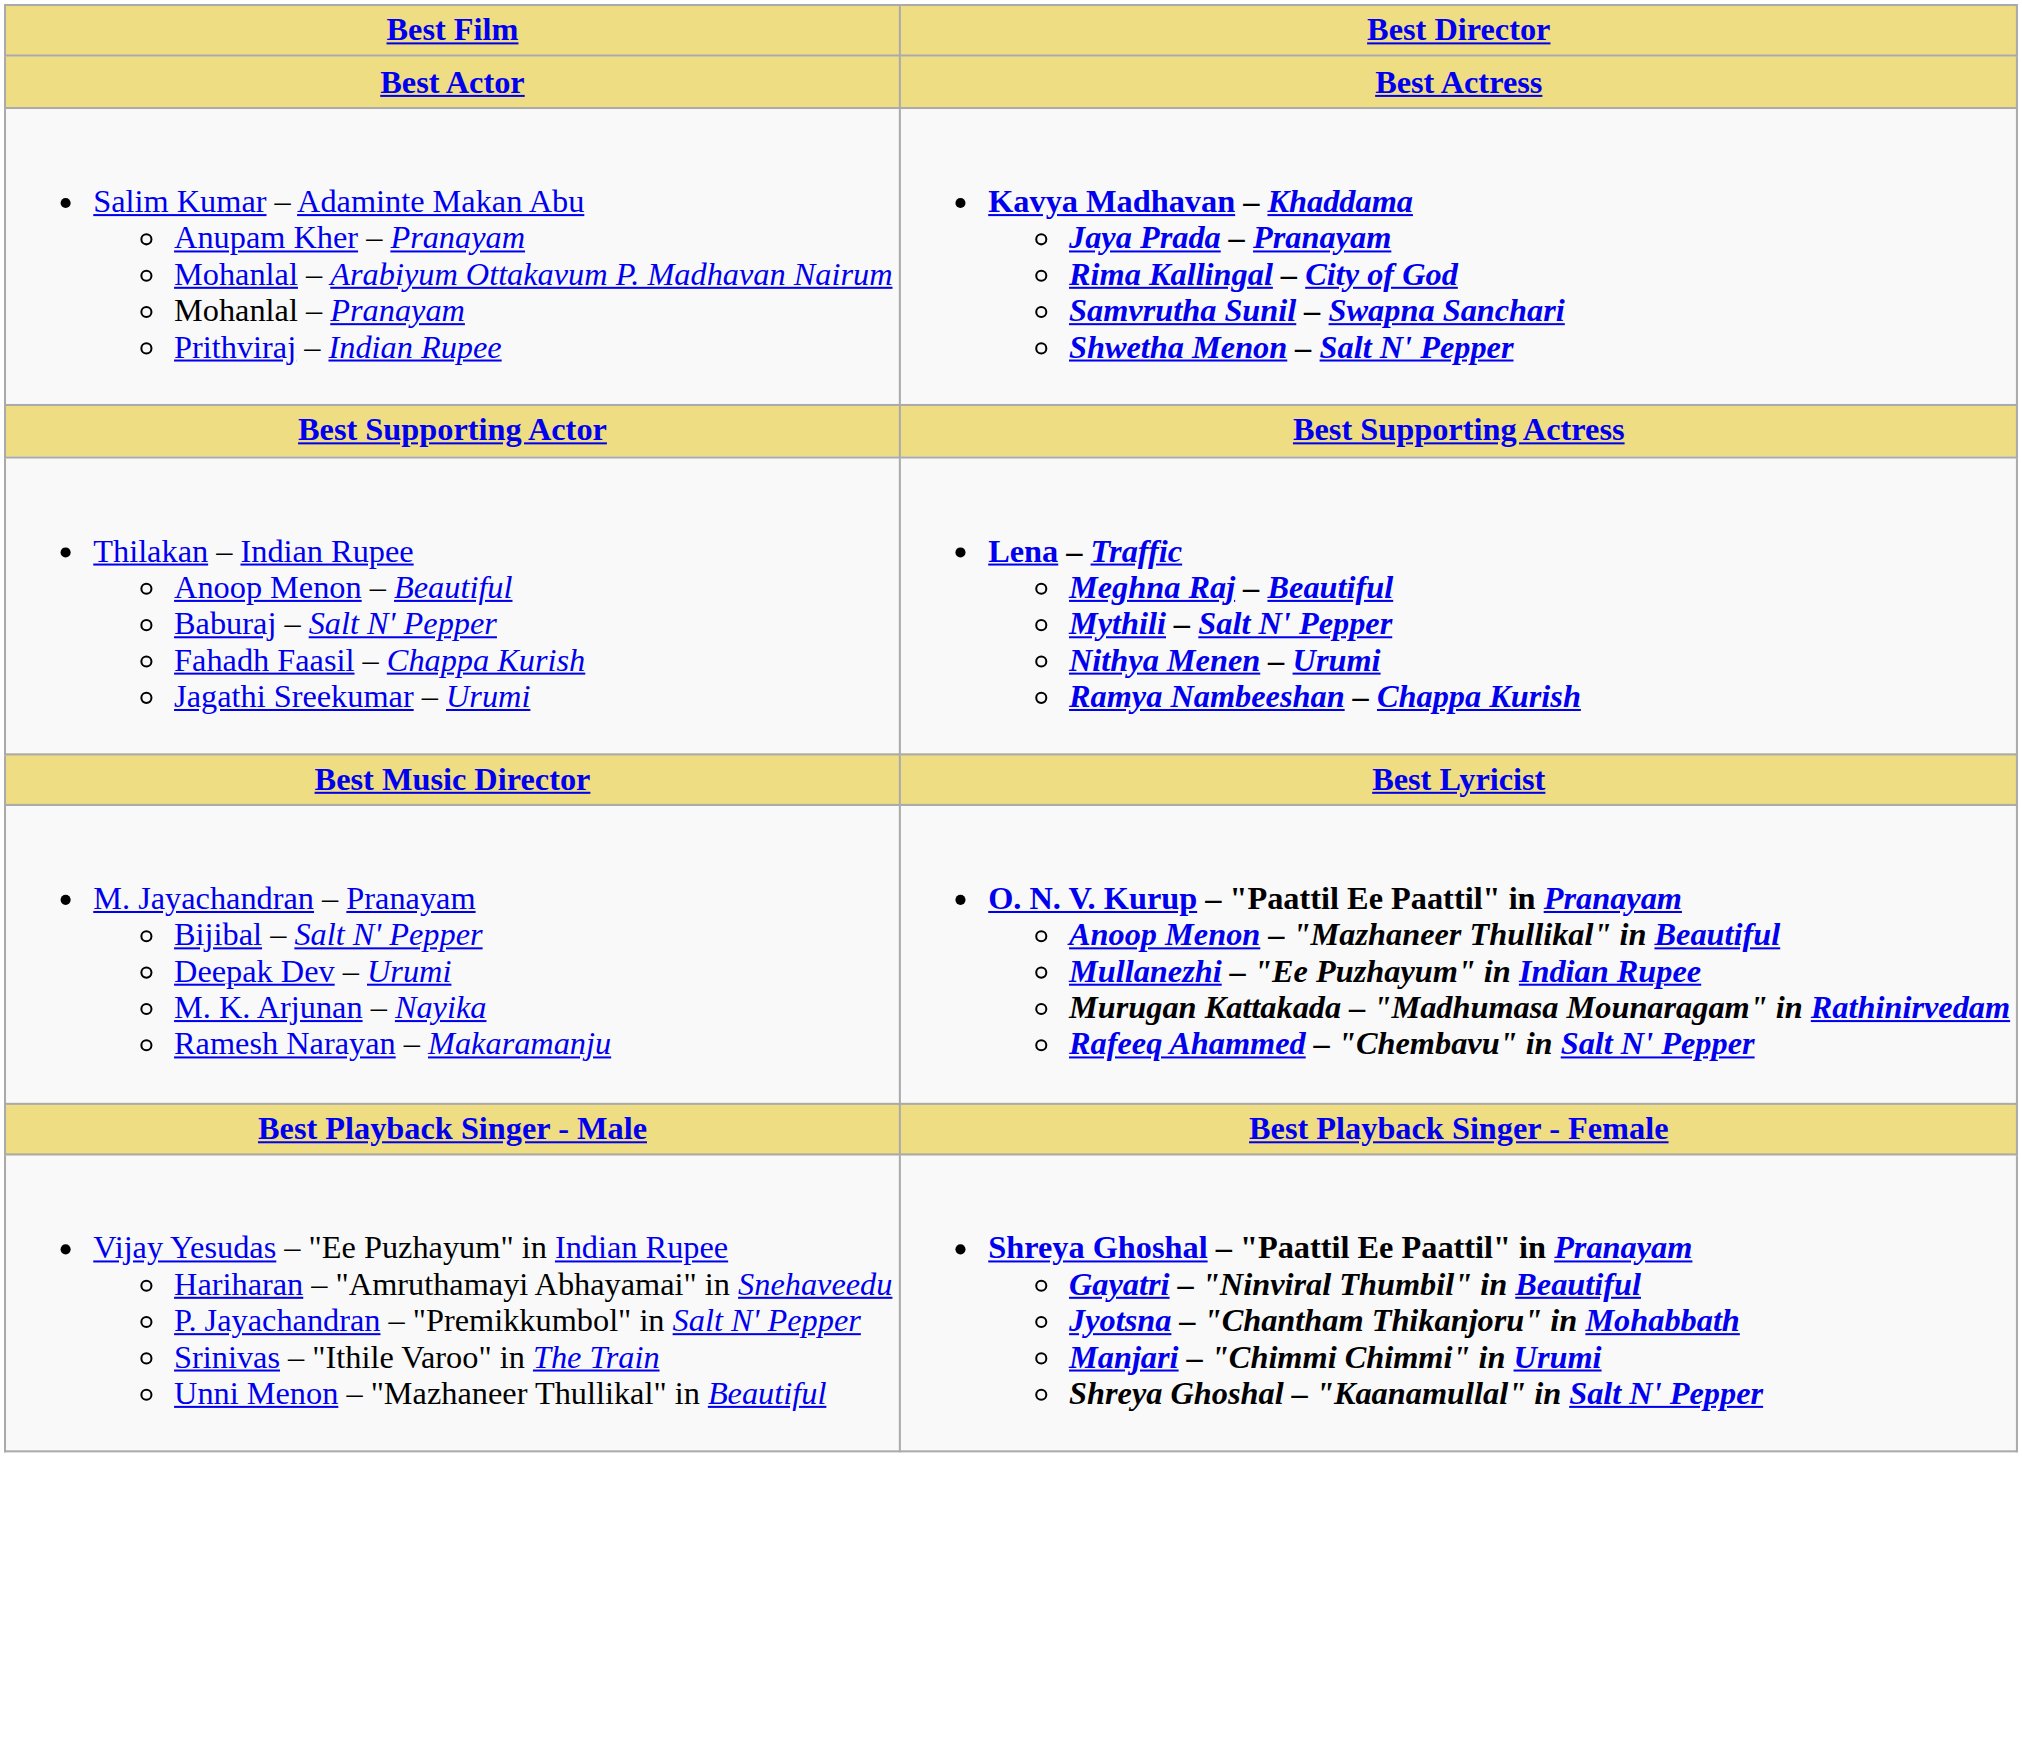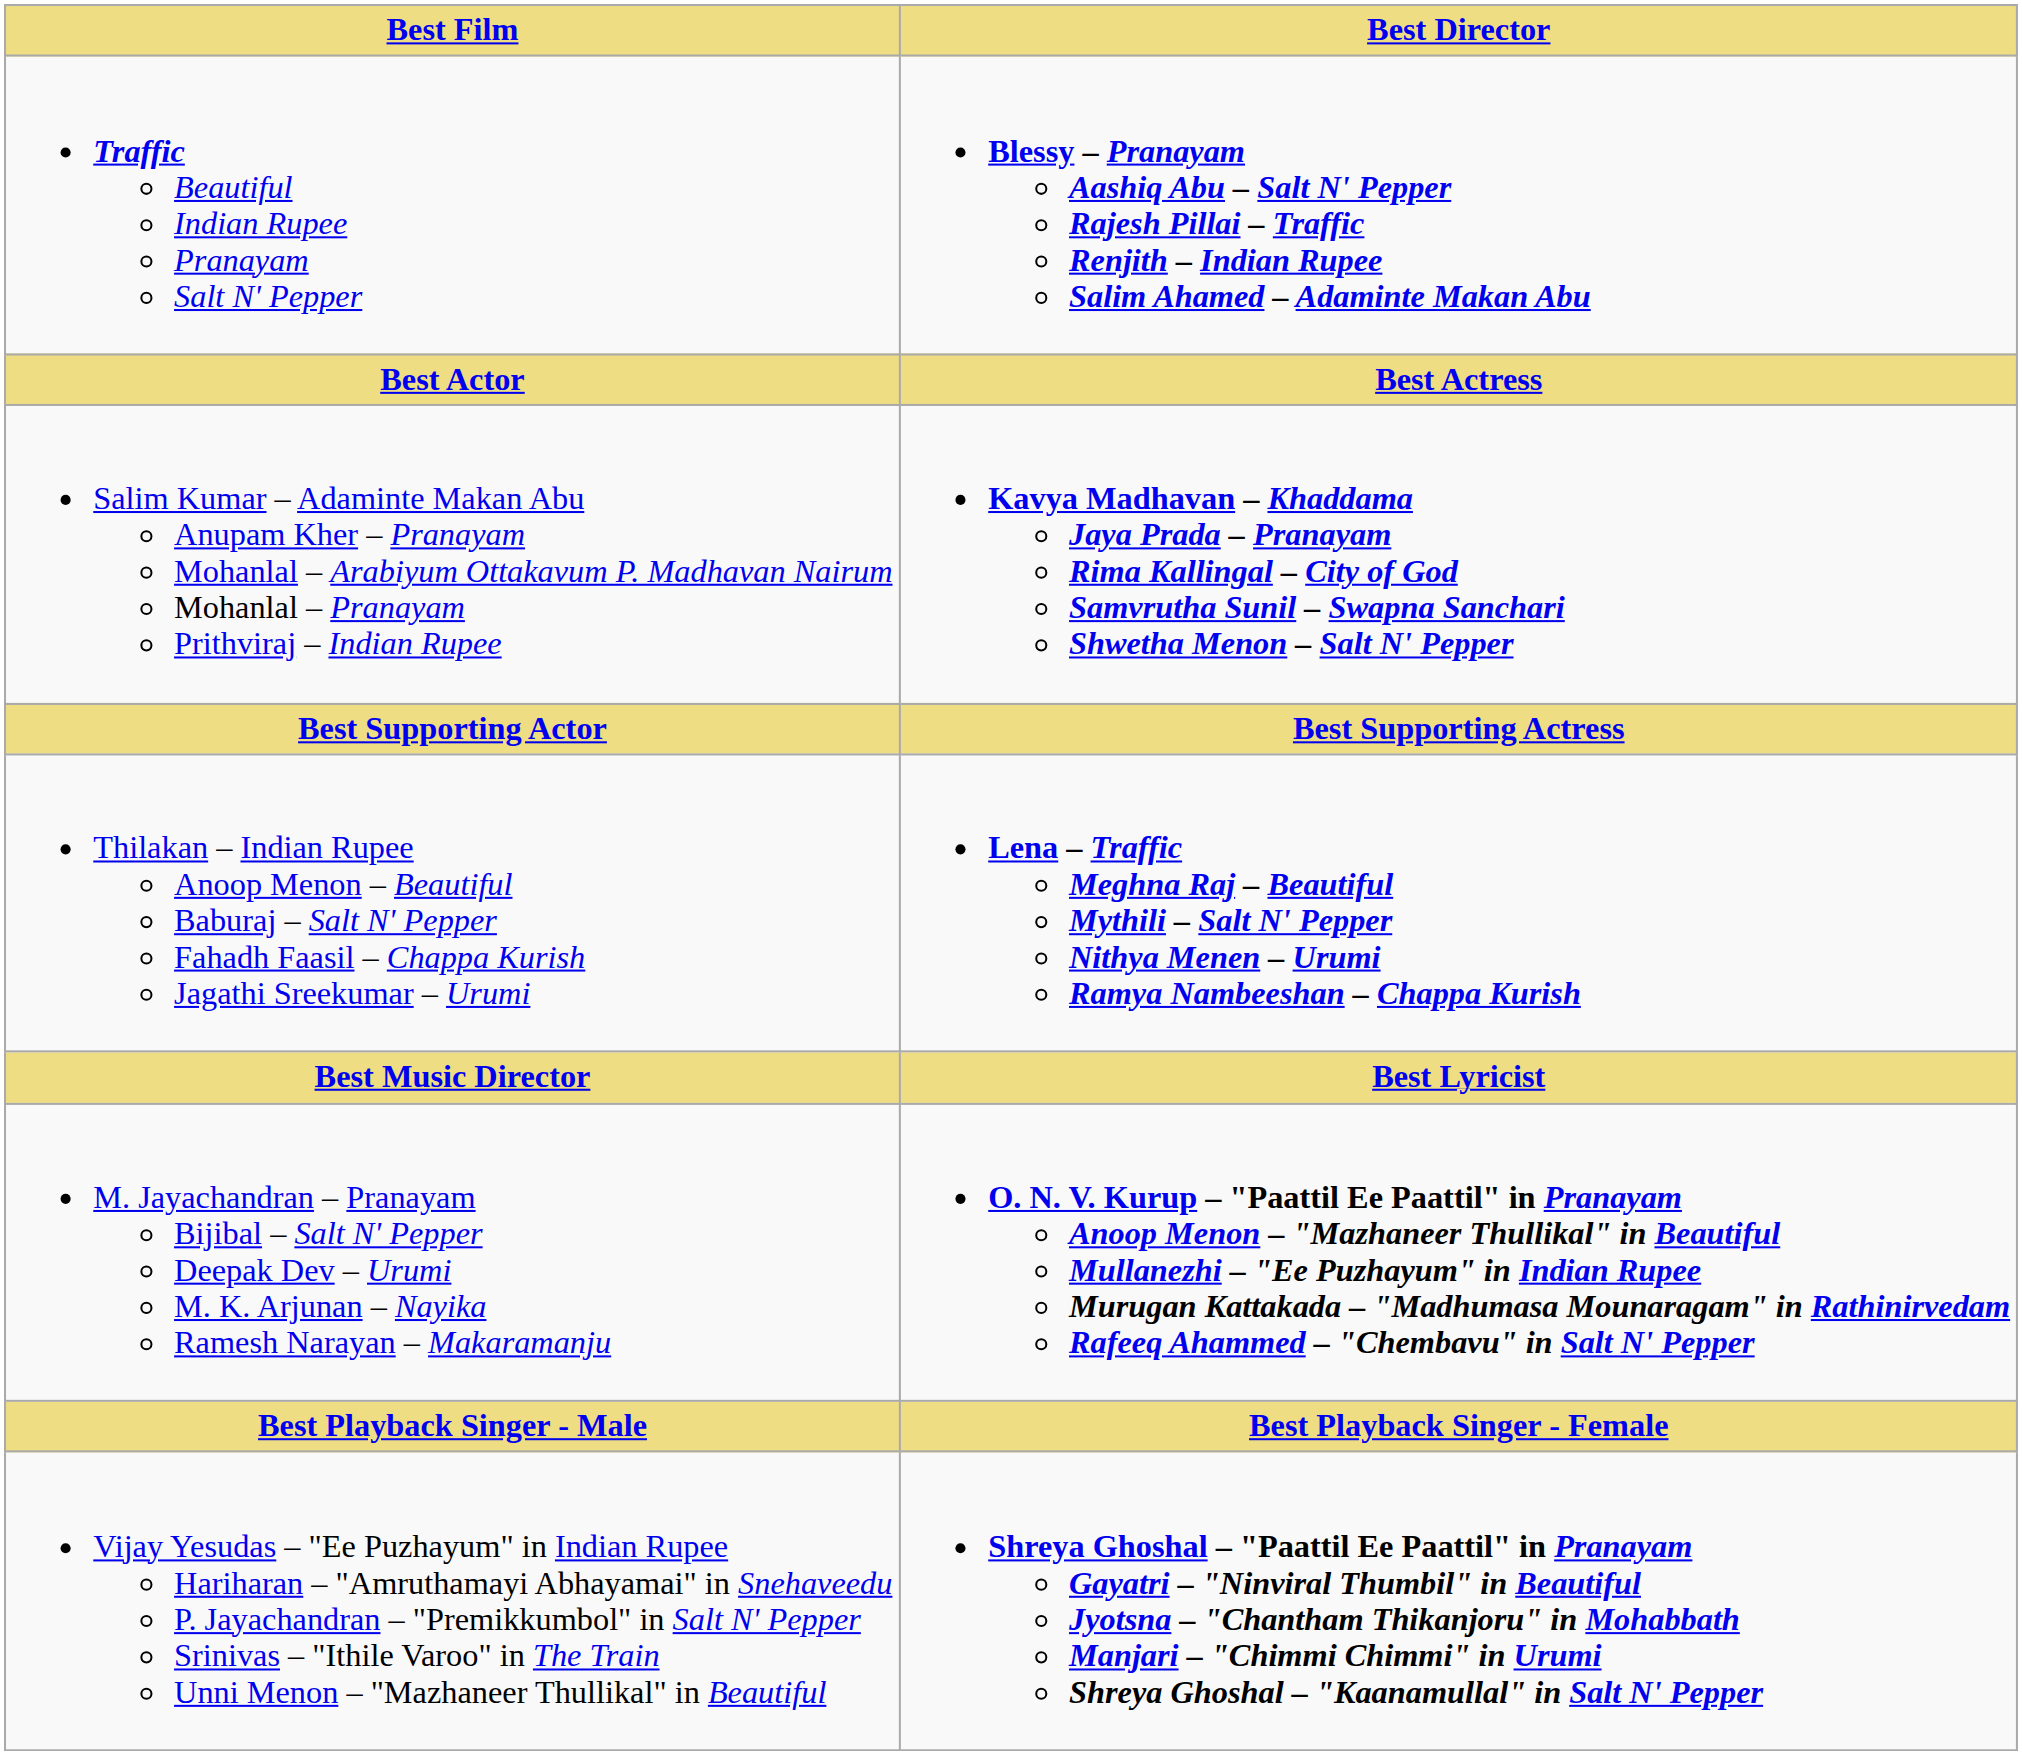+ row: (452, 223)
